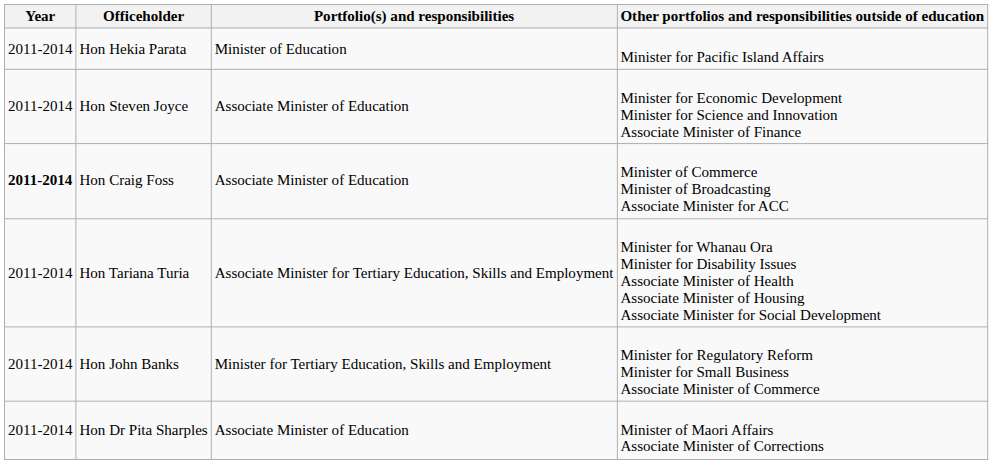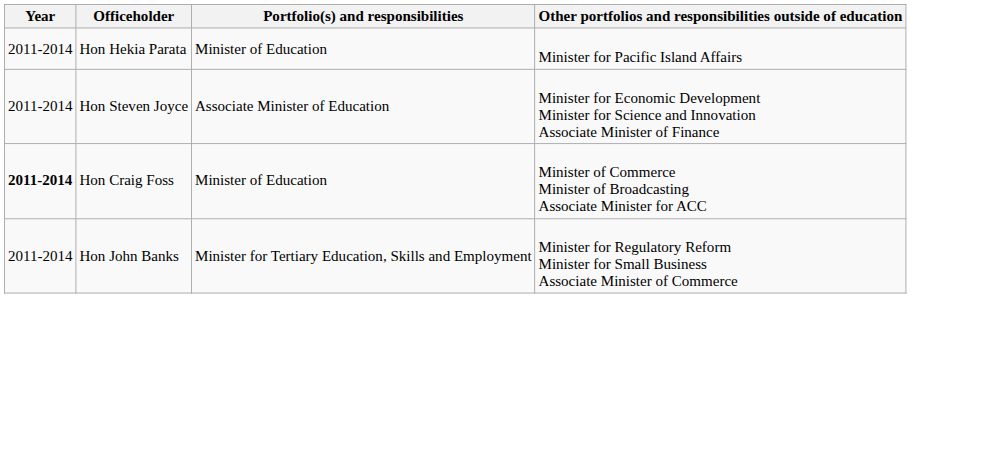(312, 181) Associate Minister of Education -> (261, 181) Minister of Education
- row: (134, 272)
- row: (144, 430)
